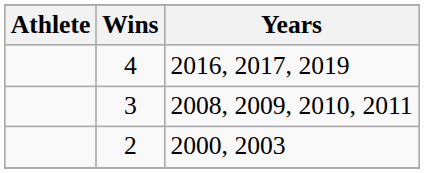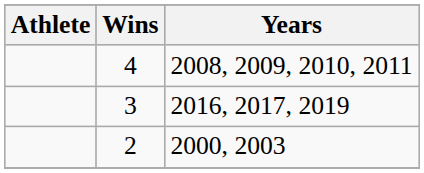(260, 65) 2016, 2017, 2019 -> (292, 65) 2008, 2009, 2010, 2011
(292, 106) 2008, 2009, 2010, 2011 -> (260, 106) 2016, 2017, 2019
